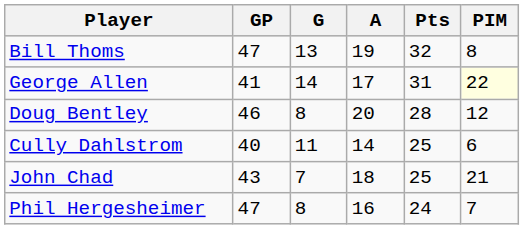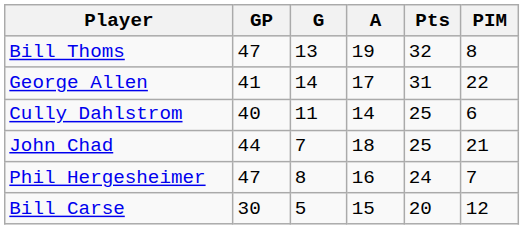(477, 83) lightyellow background -> (477, 83) no background
- row: (79, 114)
(249, 177) 43 -> (249, 146) 44
+ row: (67, 209)
